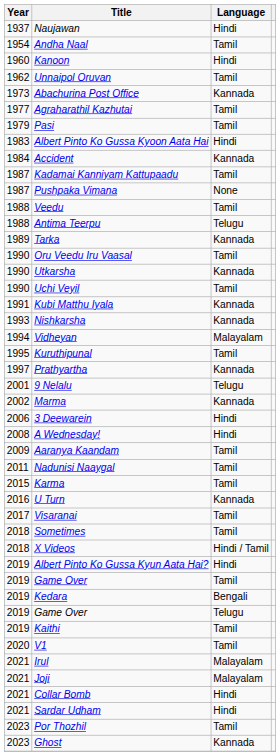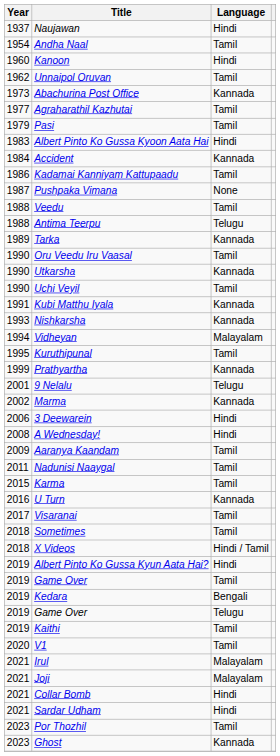(18, 175) 1987 -> (18, 175) 1986
(18, 369) 1997 -> (18, 369) 1999
